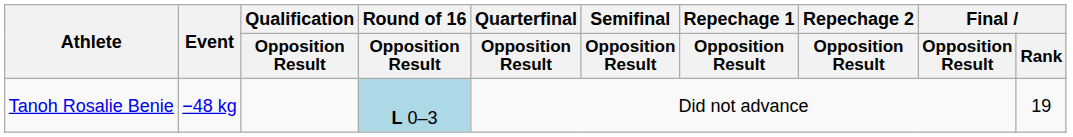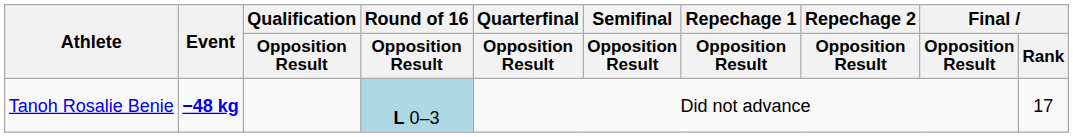(210, 106) normal -> (211, 106) bold
(1041, 106) 19 -> (1043, 106) 17
